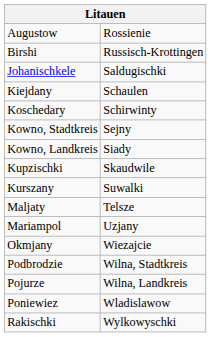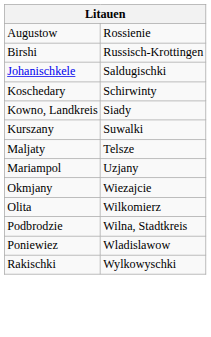- row: (29, 91)
- row: (52, 129)
- row: (35, 168)
+ row: (19, 206)
- row: (26, 284)
